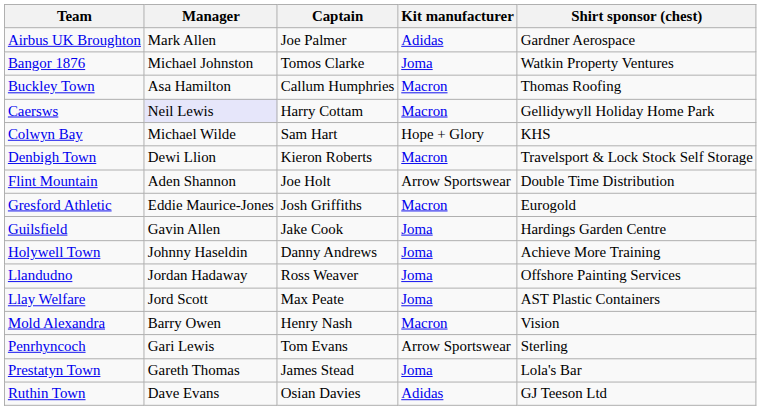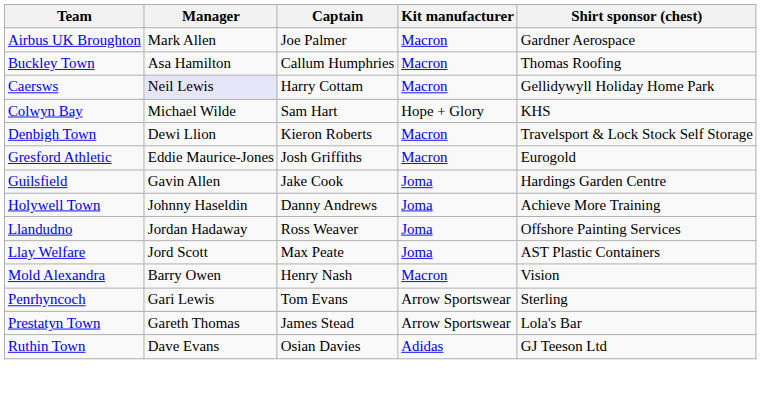(422, 39) Adidas -> (424, 39) Macron
- row: (47, 63)
- row: (53, 181)
(417, 370) Joma -> (456, 323) Arrow Sportswear
